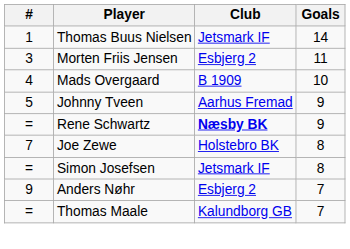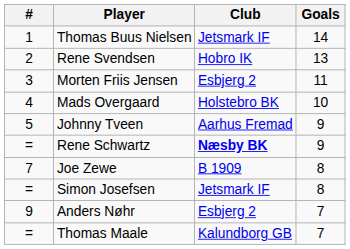+ row: (106, 59)
(220, 80) B 1909 -> (238, 102) Holstebro BK
(238, 146) Holstebro BK -> (220, 168) B 1909
